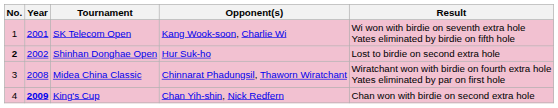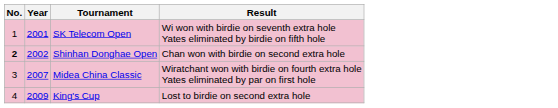- column: (254, 12)
(426, 54) Lost to birdie on second extra hole -> (253, 54) Chan won with birdie on second extra hole
(38, 75) 2008 -> (38, 75) 2007
(38, 96) bold -> (38, 96) normal
(443, 96) Chan won with birdie on second extra hole -> (236, 96) Lost to birdie on second extra hole
